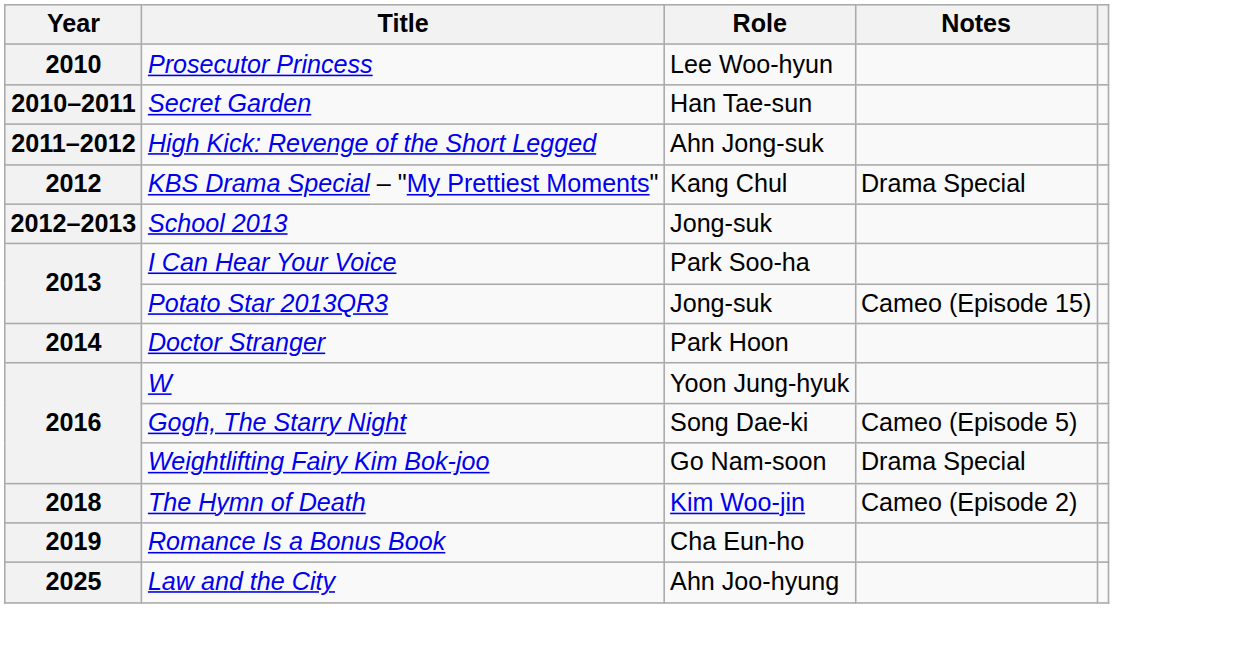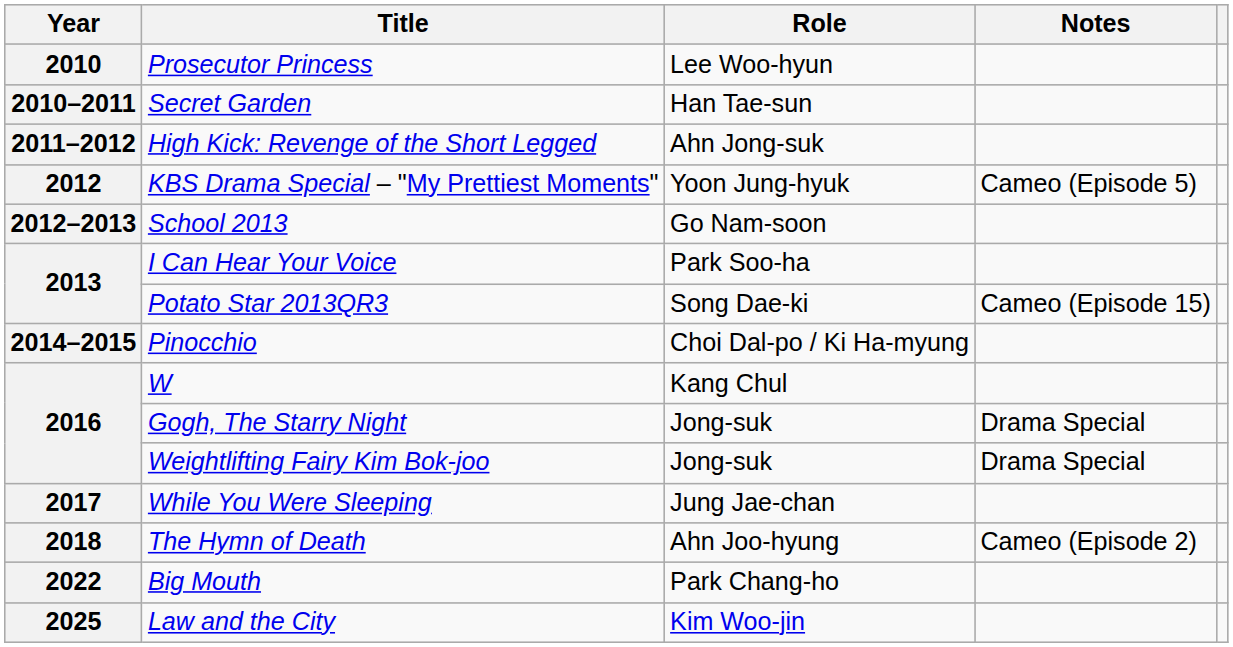(729, 183) Kang Chul -> (760, 183) Yoon Jung-hyuk
(943, 183) Drama Special -> (1089, 183) Cameo (Episode 5)
(721, 223) Jong-suk -> (748, 223) Go Nam-soon
(721, 303) Jong-suk -> (739, 303) Song Dae-ki
- row: (237, 343)
+ row: (202, 343)
(760, 382) Yoon Jung-hyuk -> (729, 382) Kang Chul
(739, 422) Song Dae-ki -> (721, 422) Jong-suk
(969, 422) Cameo (Episode 5) -> (1063, 422) Drama Special
(748, 462) Go Nam-soon -> (721, 462) Jong-suk
+ row: (290, 502)
(738, 502) Kim Woo-jin -> (755, 542) Ahn Joo-hyung
- row: (297, 542)
+ row: (204, 582)
(755, 582) Ahn Joo-hyung -> (738, 622) Kim Woo-jin
